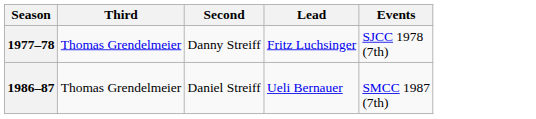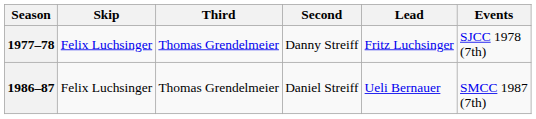+ column: (106, 15)
